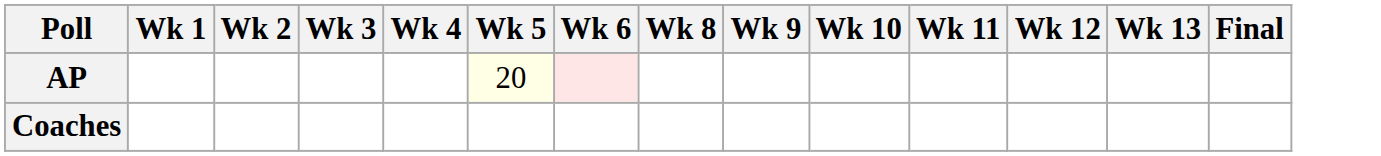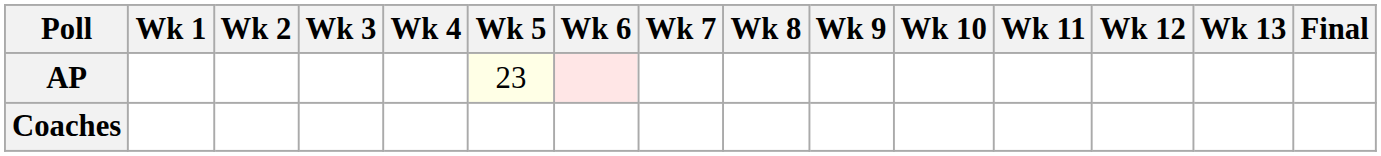+ column: (681, 28)
(511, 77) 20 -> (511, 77) 23
